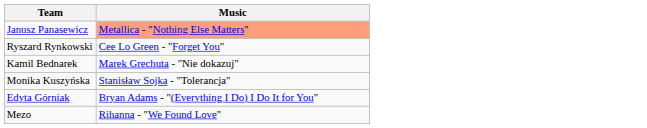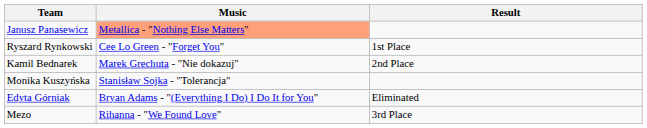+ column: (506, 13)
